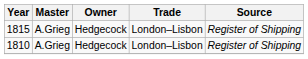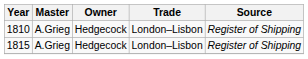rows swapped: (18, 45) <-> (18, 29)
